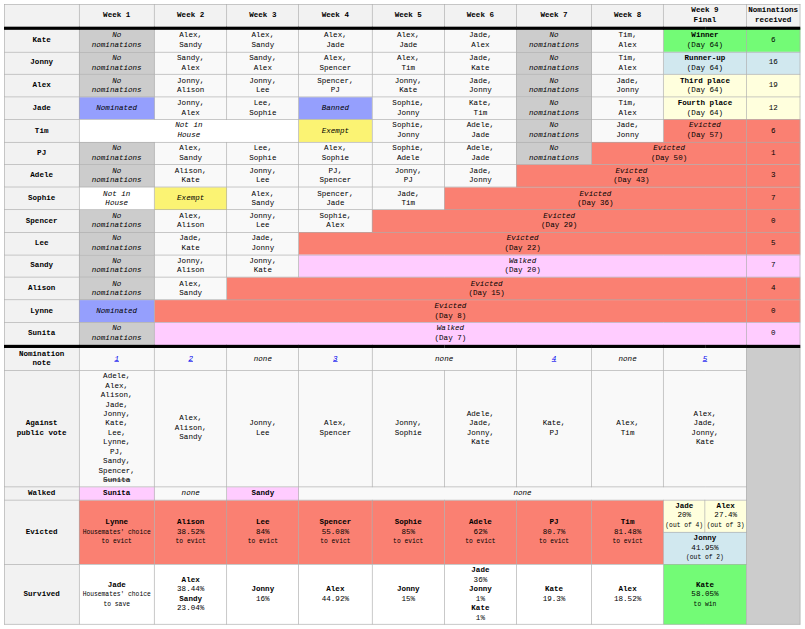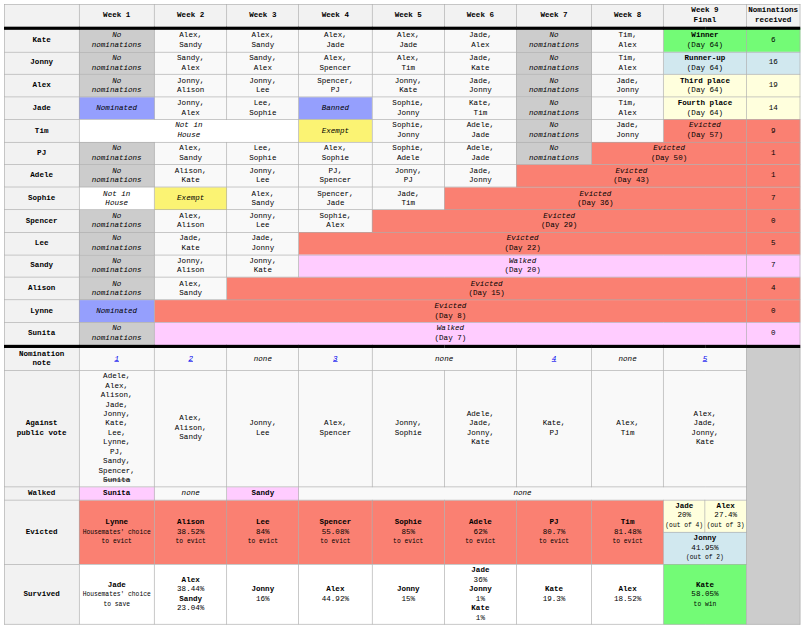(773, 108) 12 -> (773, 108) 14
(773, 131) 6 -> (773, 131) 9
(773, 176) 3 -> (773, 176) 1
